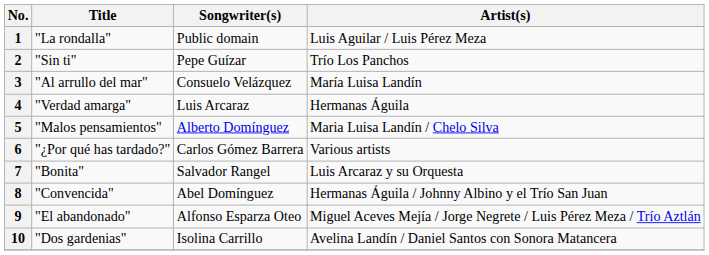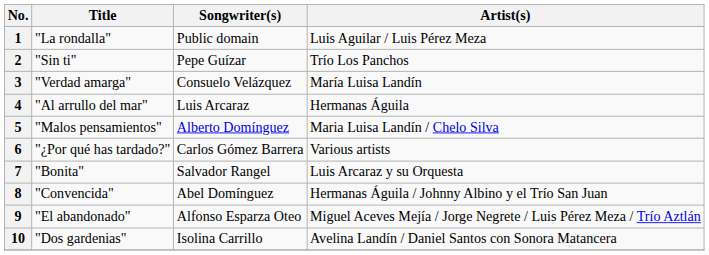(91, 82) "Al arrullo del mar" -> (83, 82) "Verdad amarga"
(83, 104) "Verdad amarga" -> (91, 104) "Al arrullo del mar"
